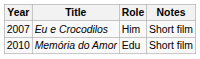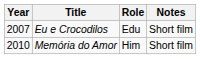(131, 29) Him -> (131, 29) Edu
(131, 45) Edu -> (131, 45) Him
